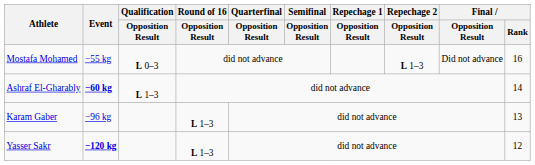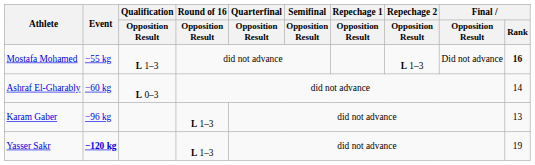(147, 66) L 0–3 -> (147, 66) L 1–3
(518, 59) normal -> (518, 59) bold
(98, 88) bold -> (98, 88) normal
(147, 95) L 1–3 -> (147, 95) L 0–3
(518, 146) 12 -> (518, 146) 19
